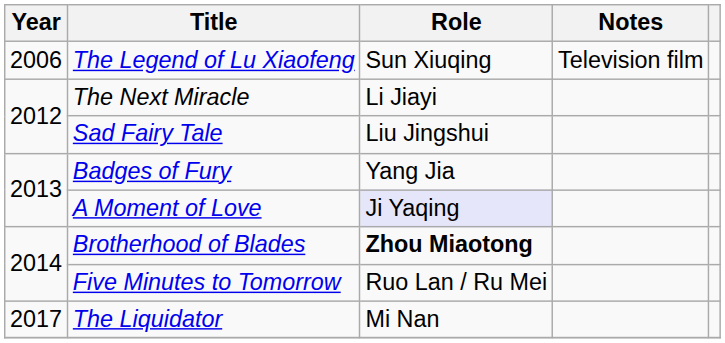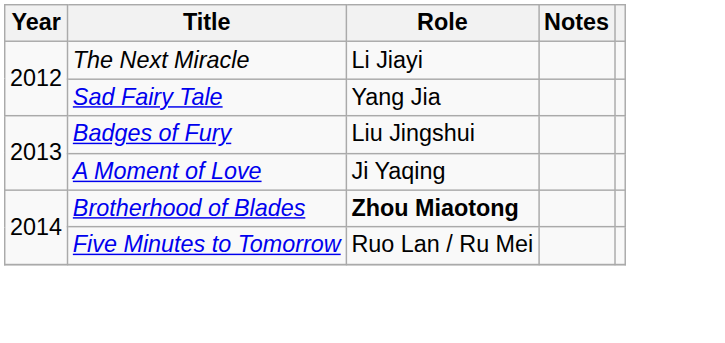- row: (214, 60)
(427, 134) Liu Jingshui -> (396, 97) Yang Jia
(410, 171) Yang Jia -> (413, 134) Liu Jingshui
(412, 208) lavender background -> (398, 171) no background
- row: (148, 319)
